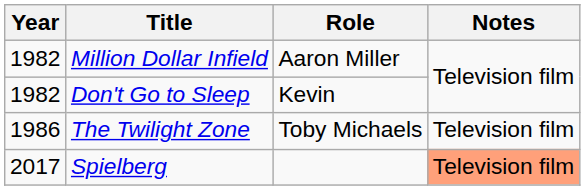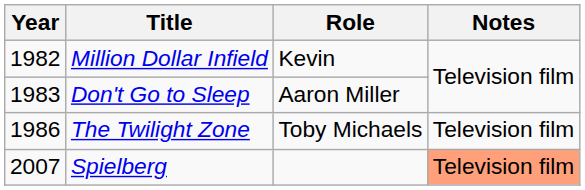(339, 58) Aaron Miller -> (307, 58) Kevin
(35, 94) 1982 -> (35, 94) 1983
(307, 94) Kevin -> (339, 94) Aaron Miller
(35, 166) 2017 -> (35, 166) 2007
